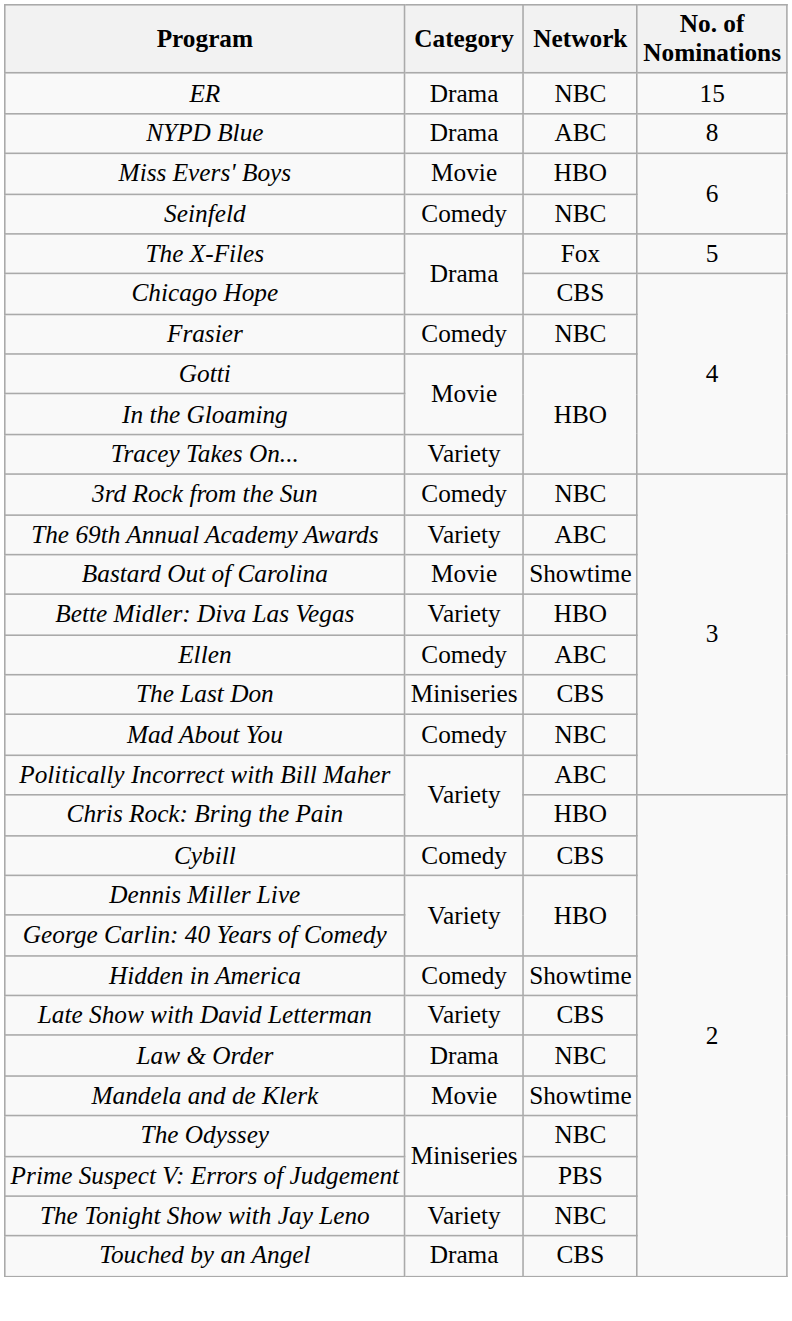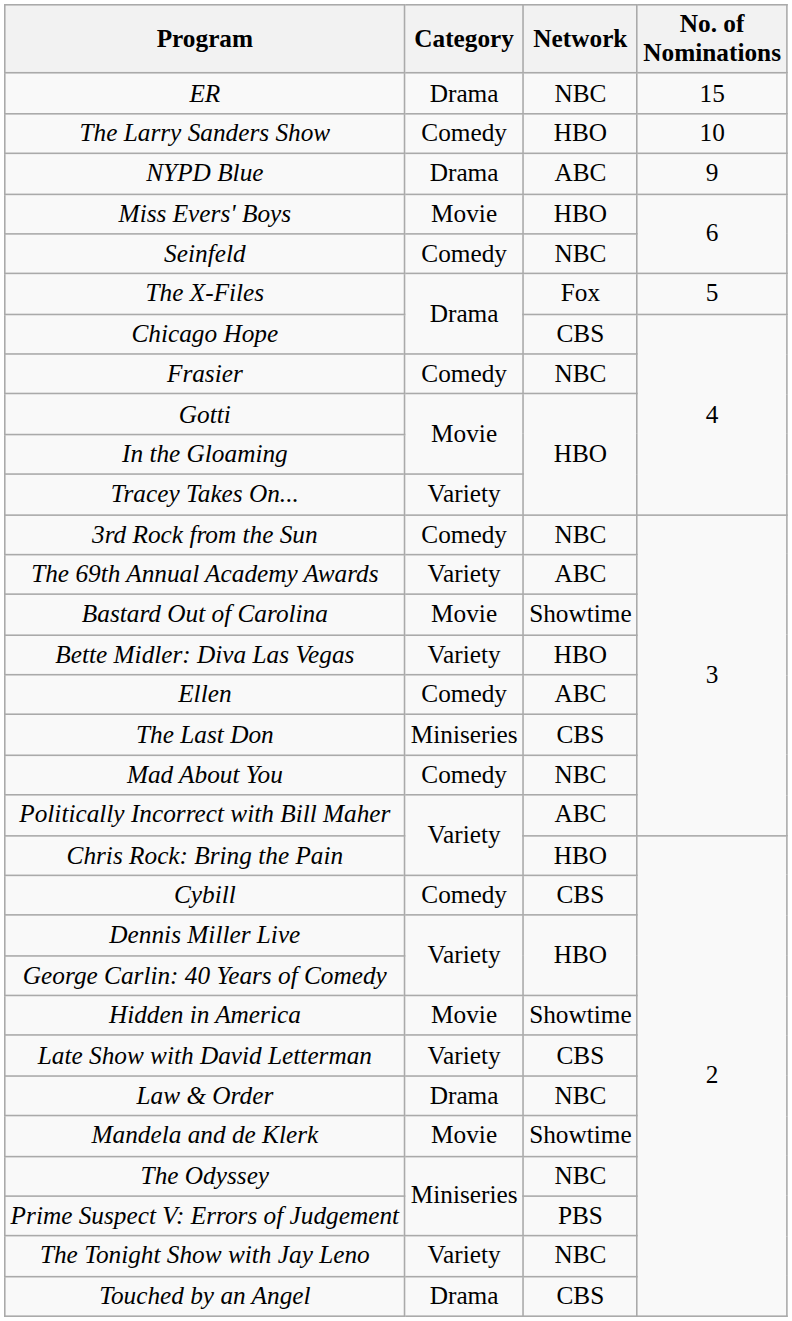+ row: (205, 133)
(712, 133) 8 -> (712, 173) 9
(464, 975) Comedy -> (464, 1015) Movie
